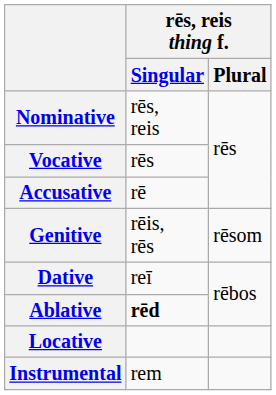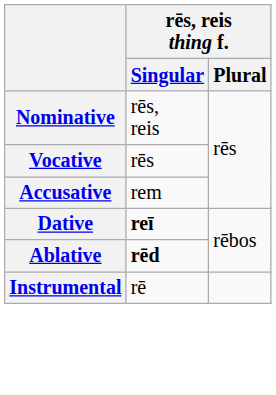(138, 192) rē -> (146, 192) rem
- row: (65, 235)
(141, 278) normal -> (142, 223) bold
- row: (65, 341)
(146, 373) rem -> (138, 287) rē
